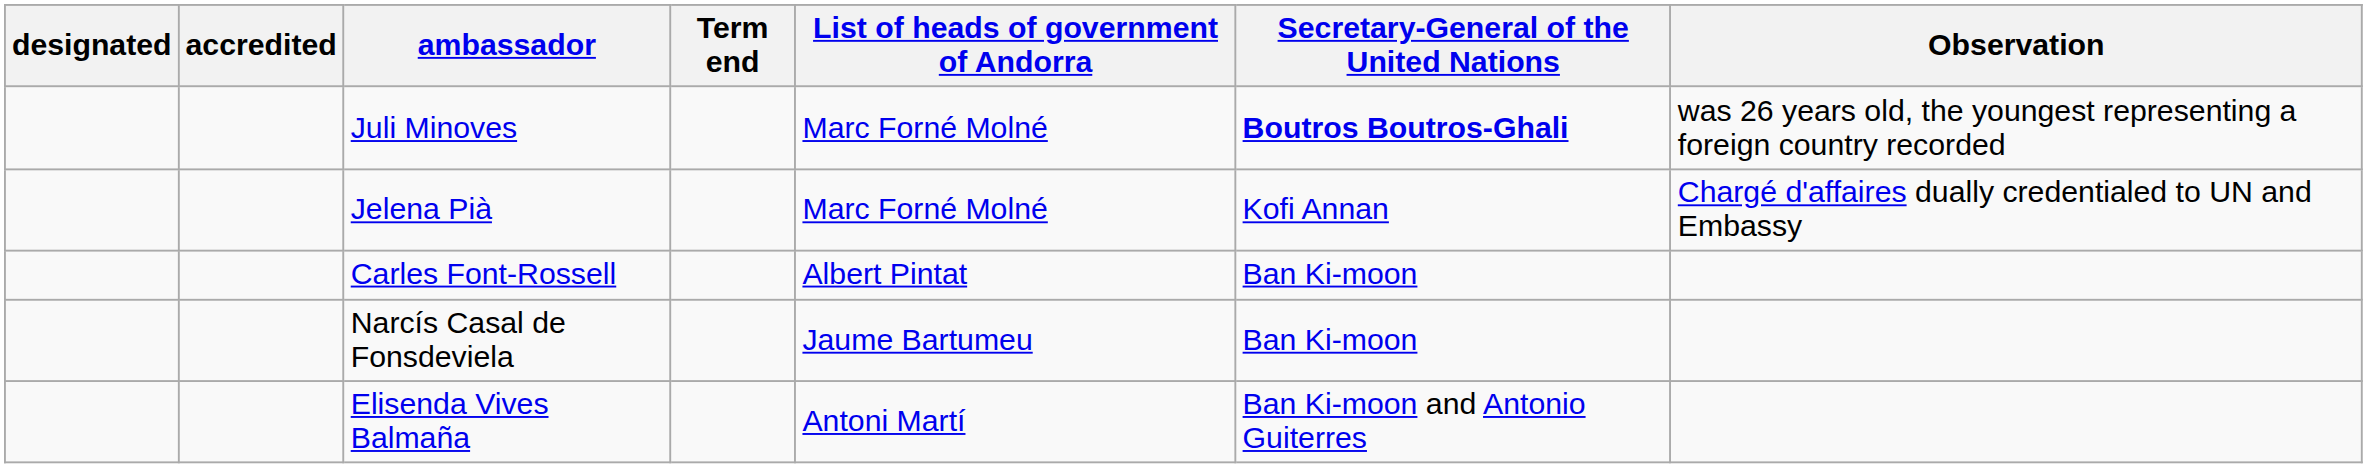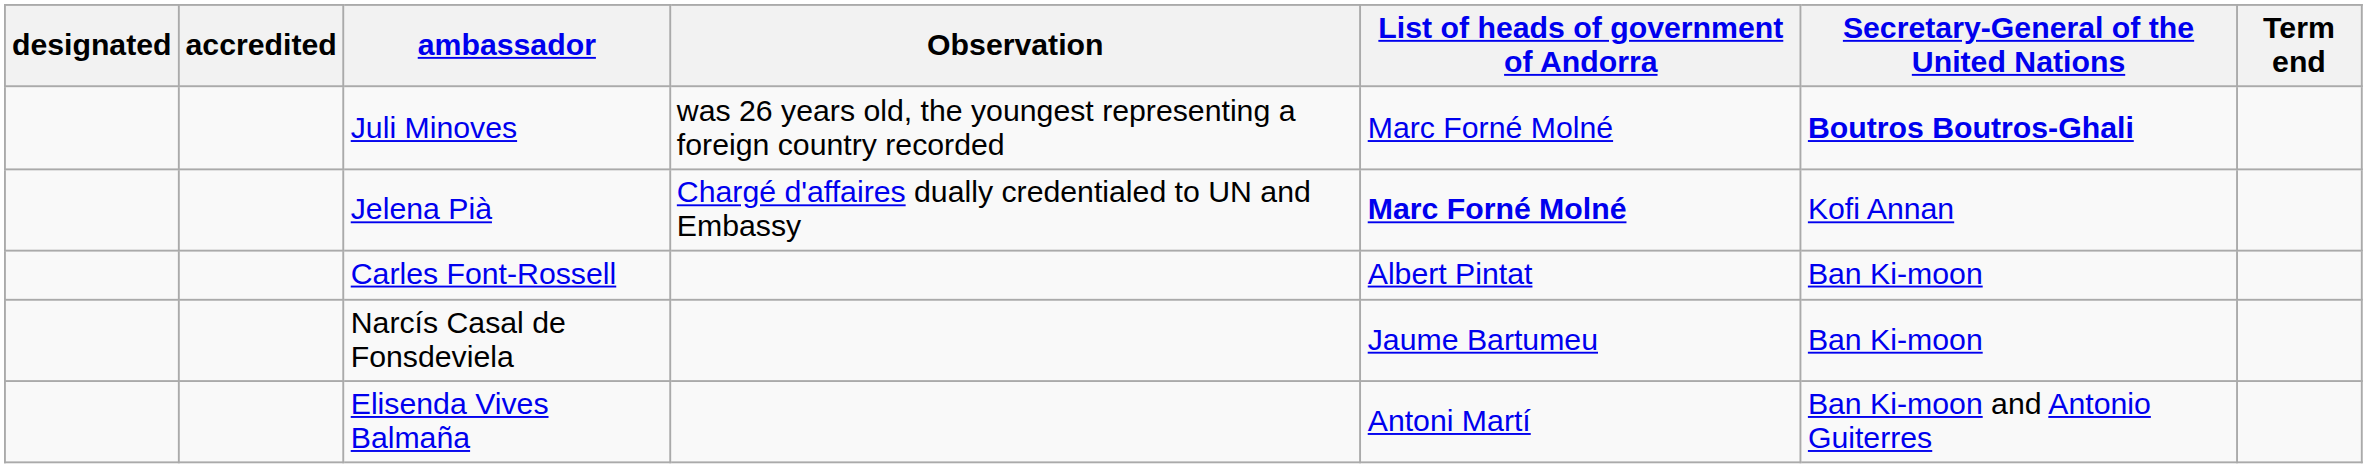columns swapped: (2016, 45) <-> (733, 45)
(925, 209) normal -> (1497, 209) bold
